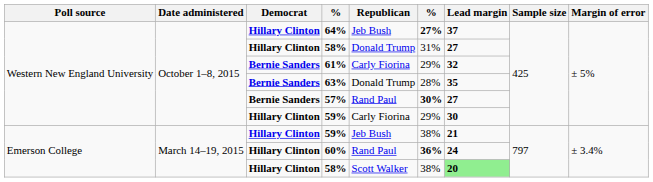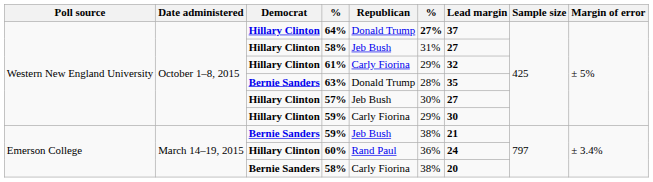(371, 30) Jeb Bush -> (383, 30) Donald Trump
(383, 47) Donald Trump -> (371, 47) Jeb Bush
(284, 64) Bernie Sanders -> (284, 64) Hillary Clinton
(284, 99) Bernie Sanders -> (284, 99) Hillary Clinton
(374, 99) Rand Paul -> (371, 99) Jeb Bush
(431, 99) bold -> (430, 99) normal
(284, 133) Hillary Clinton -> (284, 133) Bernie Sanders
(431, 151) bold -> (430, 151) normal
(284, 168) Hillary Clinton -> (284, 168) Bernie Sanders
(380, 168) Scott Walker -> (381, 168) Carly Fiorina
(453, 168) lightgreen background -> (453, 168) no background
